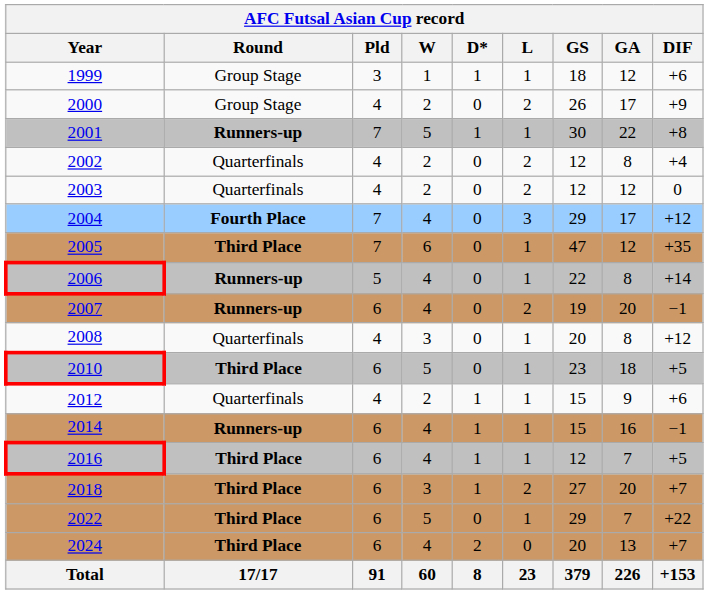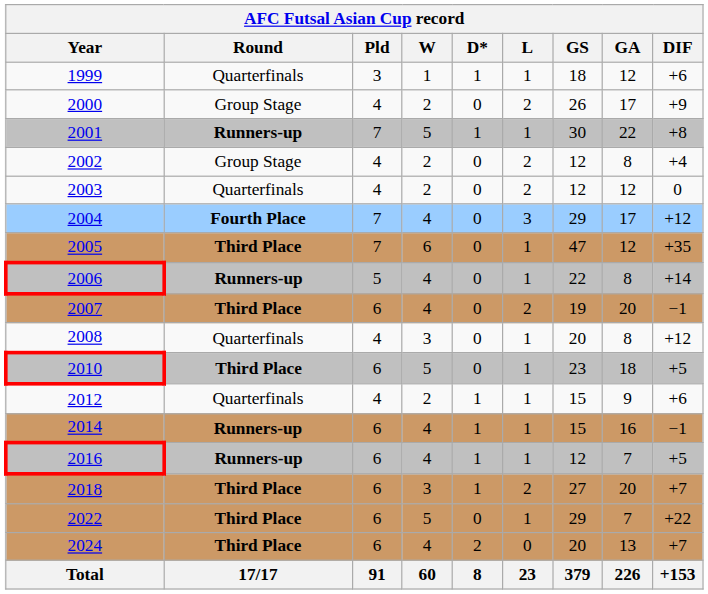(258, 76) Group Stage -> (258, 76) Quarterfinals
(258, 161) Quarterfinals -> (258, 161) Group Stage
(258, 308) Runners-up -> (258, 308) Third Place
(259, 458) Third Place -> (259, 458) Runners-up
